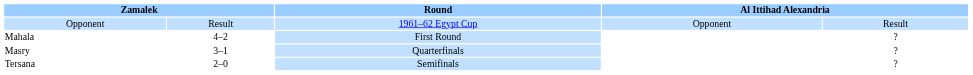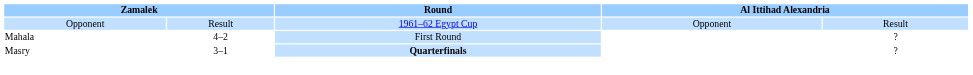(438, 50) normal -> (438, 50) bold
- row: (20, 64)
